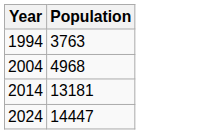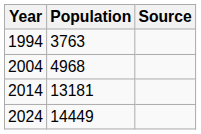+ column: (165, 16)
(72, 116) 14447 -> (72, 116) 14449
